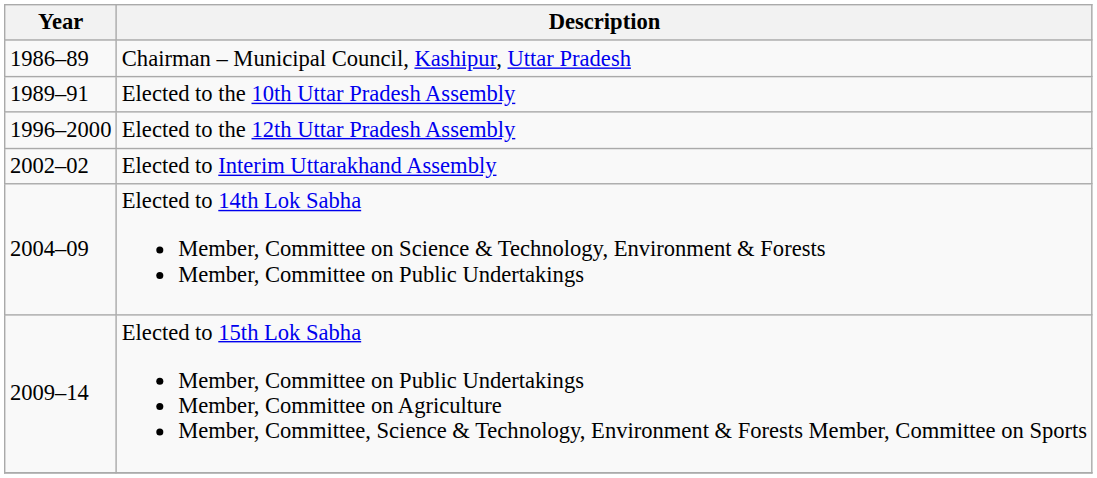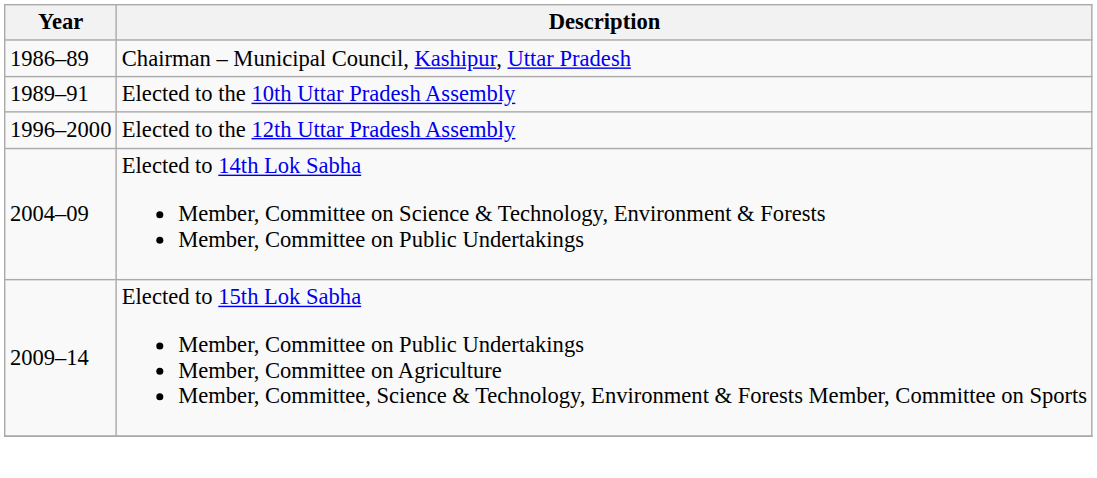- row: (309, 165)
